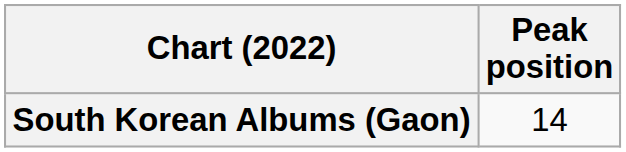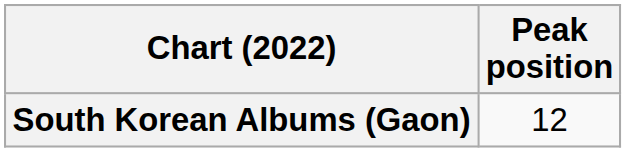(549, 119) 14 -> (549, 119) 12
